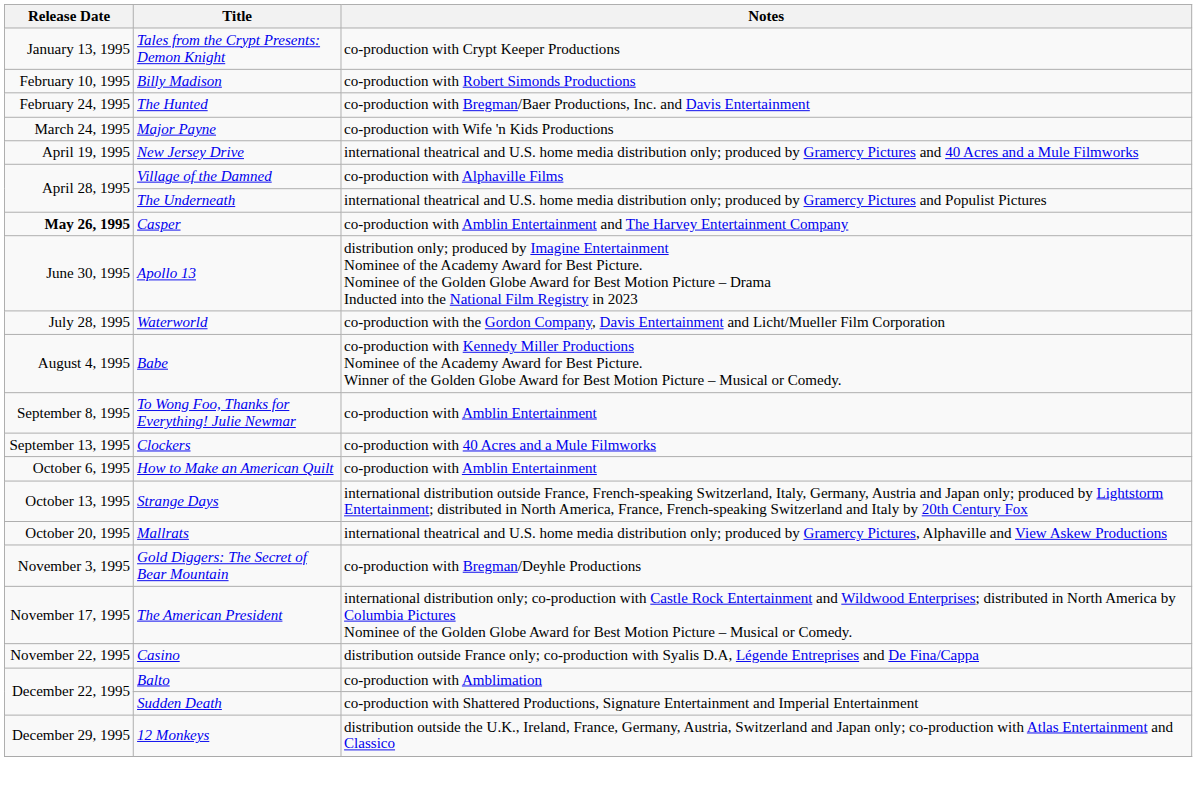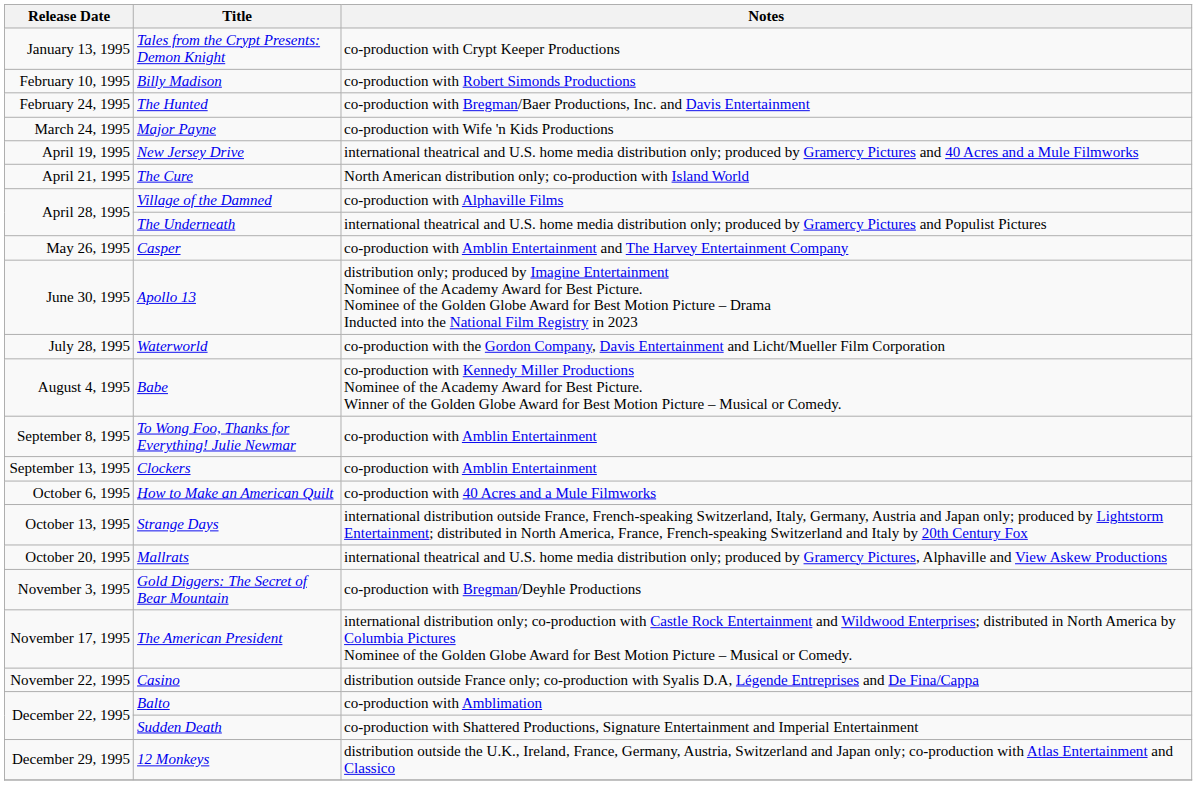+ row: (165, 176)
(87, 224) bold -> (88, 248) normal
(500, 444) co-production with 40 Acres and a Mule Filmworks -> (470, 468) co-production with Amblin Entertainment
(470, 468) co-production with Amblin Entertainment -> (500, 492) co-production with 40 Acres and a Mule Filmworks
